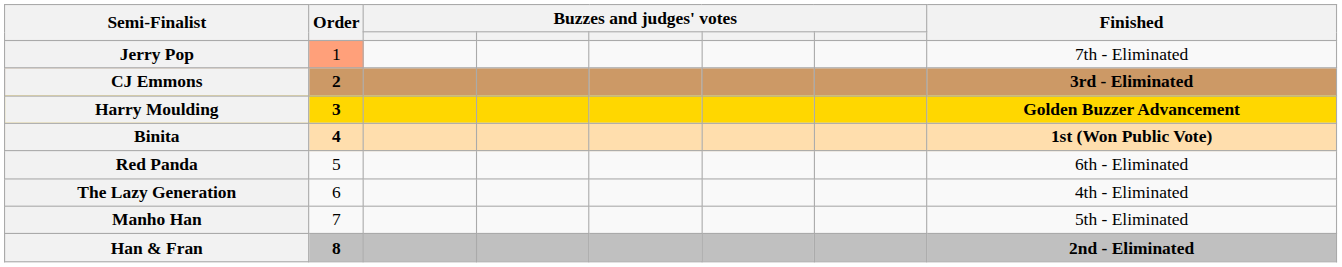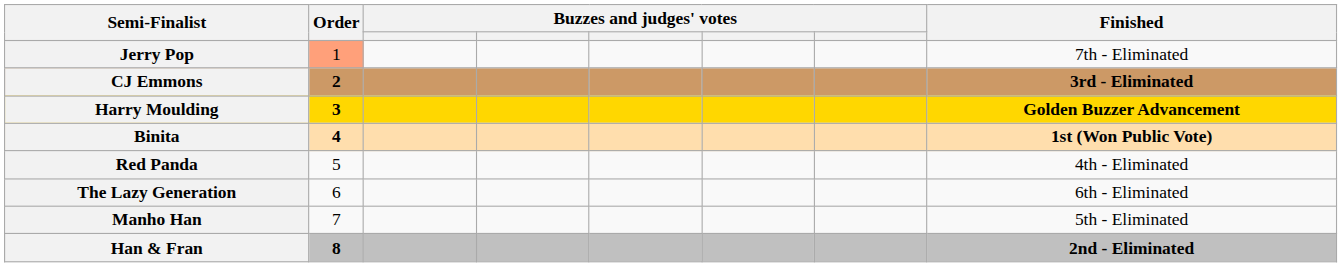(1132, 164) 6th - Eliminated -> (1132, 164) 4th - Eliminated
(1132, 192) 4th - Eliminated -> (1132, 192) 6th - Eliminated
